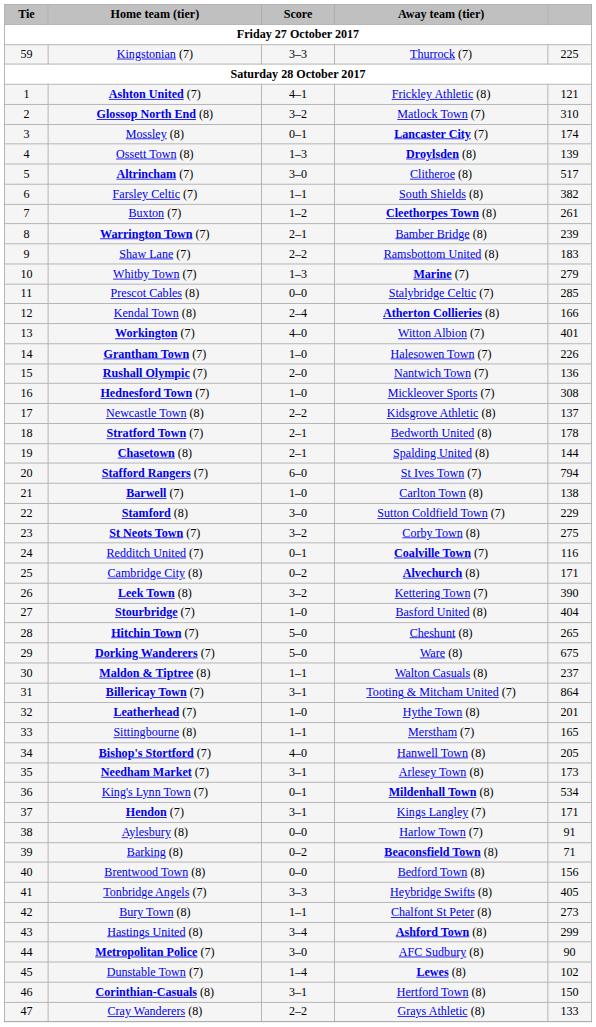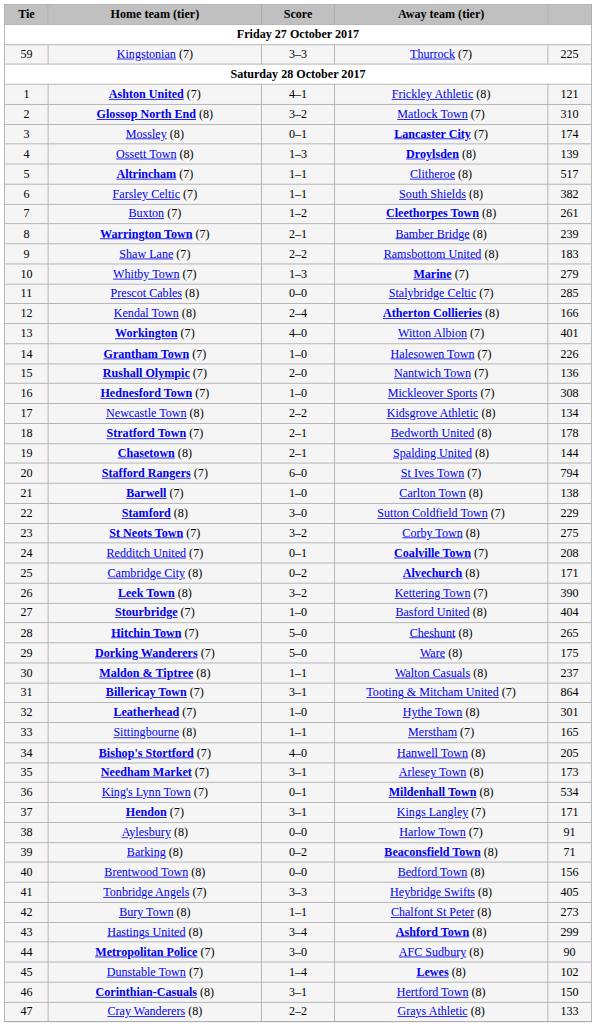(298, 174) 3–0 -> (298, 174) 1–1
(570, 413) 137 -> (570, 413) 134
(570, 553) 116 -> (570, 553) 208
(570, 653) 675 -> (570, 653) 175
(570, 713) 201 -> (570, 713) 301
